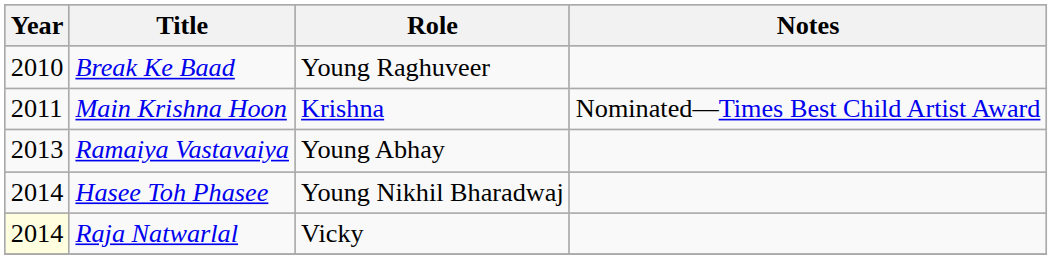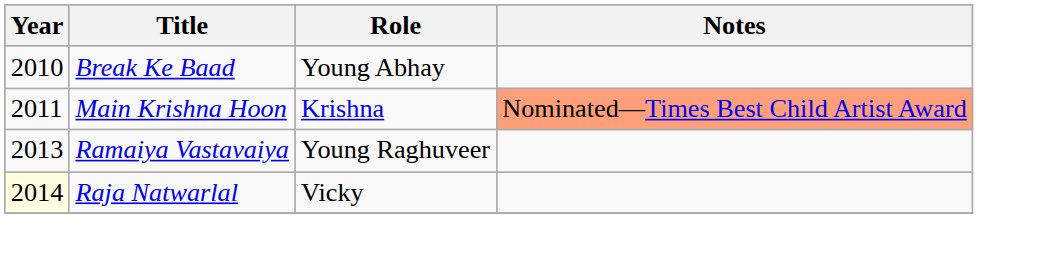(396, 66) Young Raghuveer -> (373, 66) Young Abhay
(808, 108) no background -> (734, 108) lightsalmon background
(373, 150) Young Abhay -> (396, 150) Young Raghuveer
- row: (172, 191)
